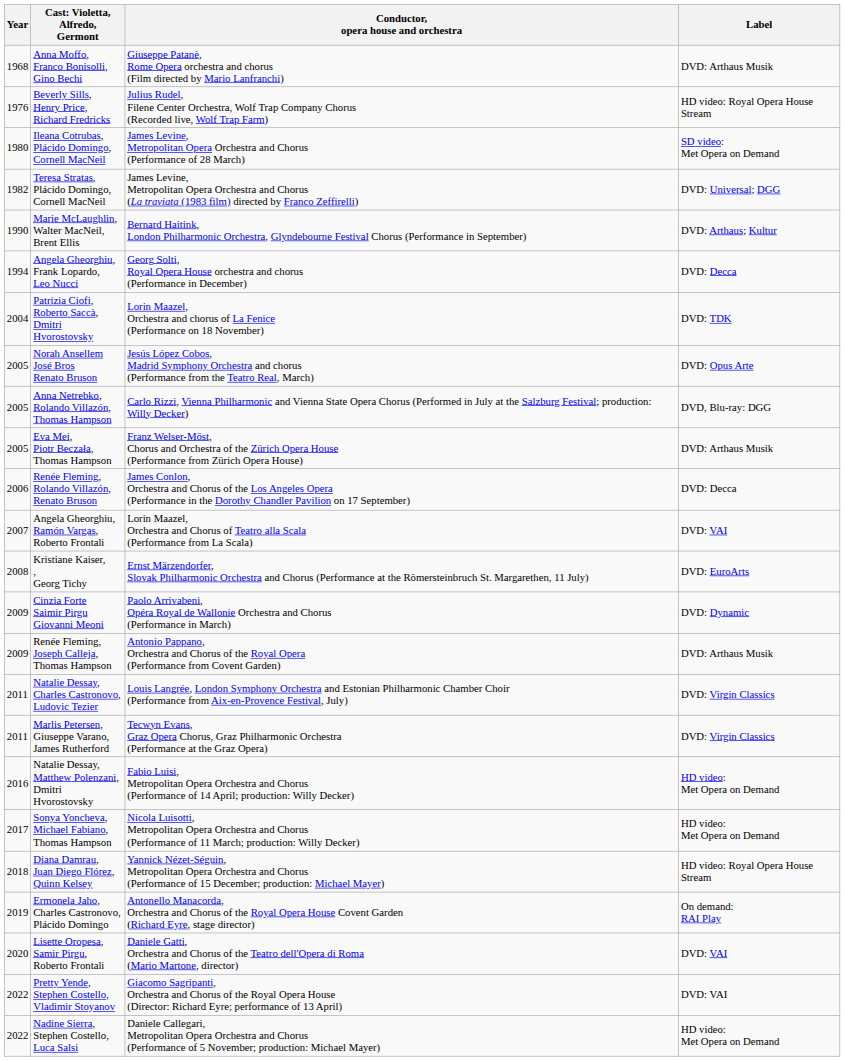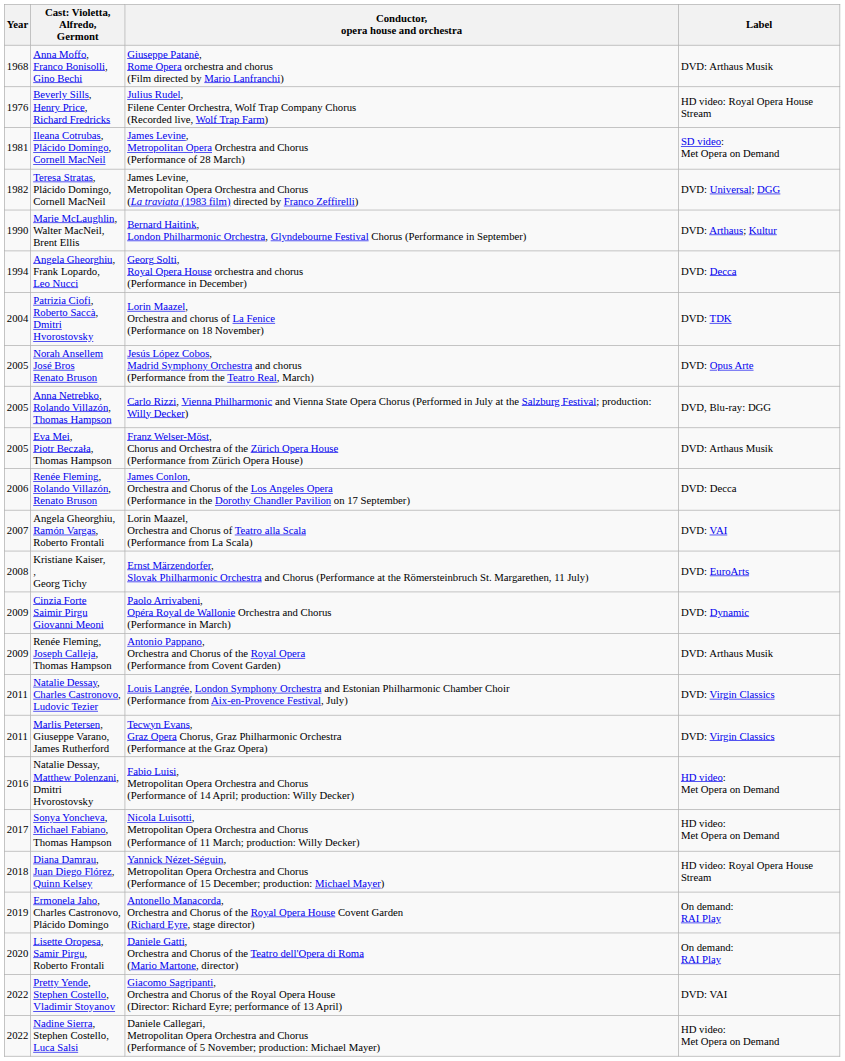(18, 148) 1980 -> (18, 148) 1981
(704, 953) DVD: VAI -> (707, 953) On demand: RAI Play
